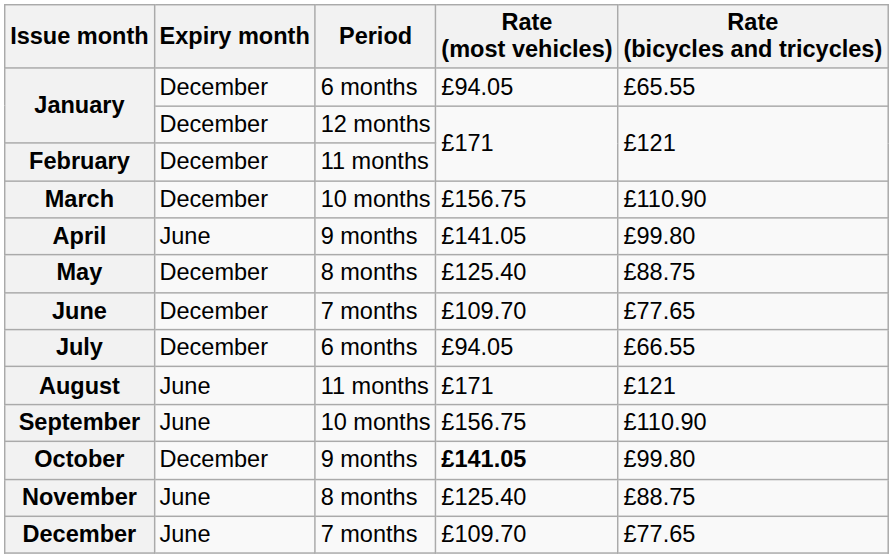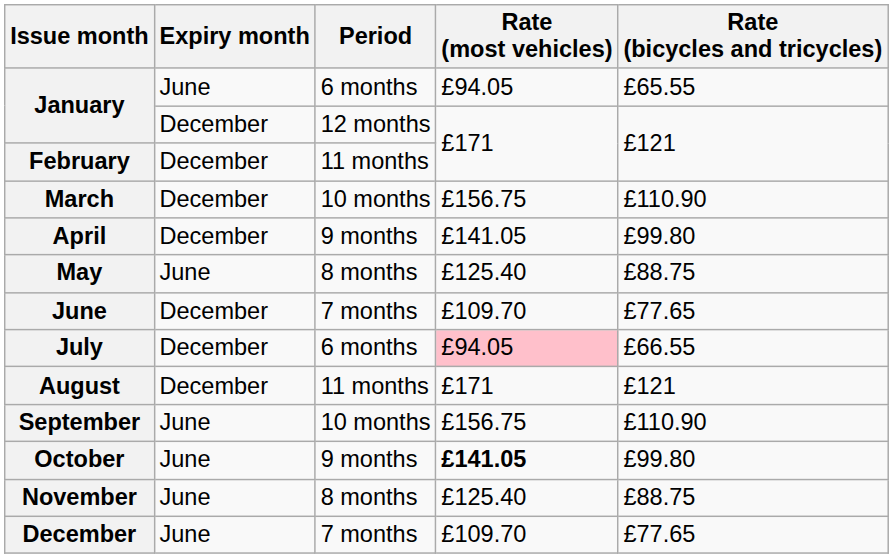(214, 86) December -> (185, 86) June
(185, 236) June -> (214, 236) December
(214, 273) December -> (185, 273) June
(477, 348) no background -> (477, 348) pink background
(185, 385) June -> (214, 385) December
(214, 459) December -> (185, 459) June
